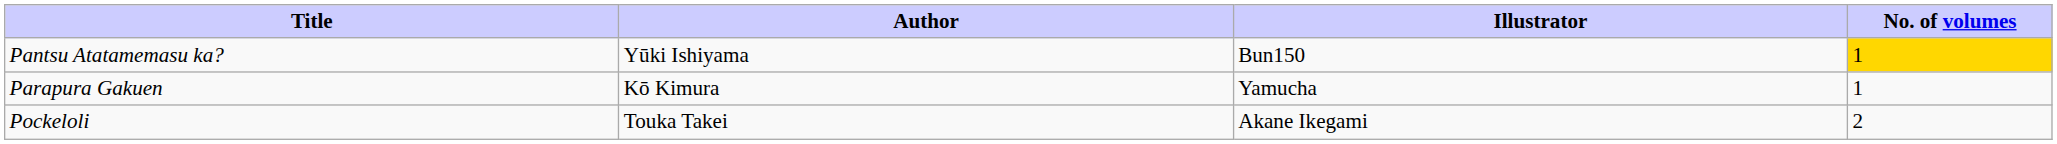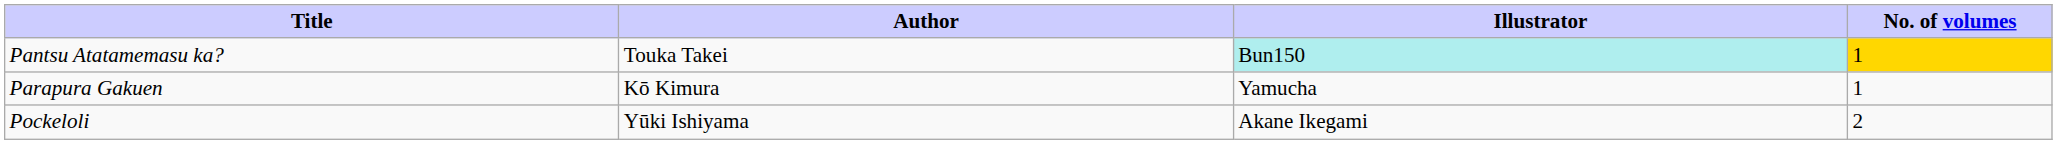(686, 54) Yūki Ishiyama -> (676, 54) Touka Takei
(1272, 54) no background -> (1272, 54) paleturquoise background
(676, 121) Touka Takei -> (686, 121) Yūki Ishiyama
